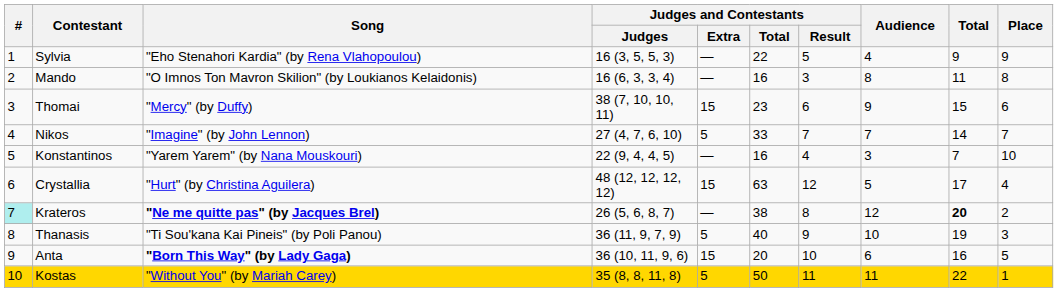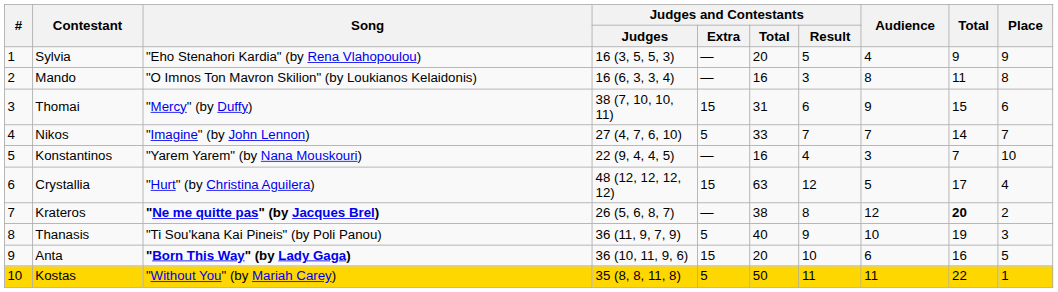(760, 57) 22 -> (760, 57) 20
(760, 106) 23 -> (760, 106) 31
(11, 213) paleturquoise background -> (11, 213) no background
